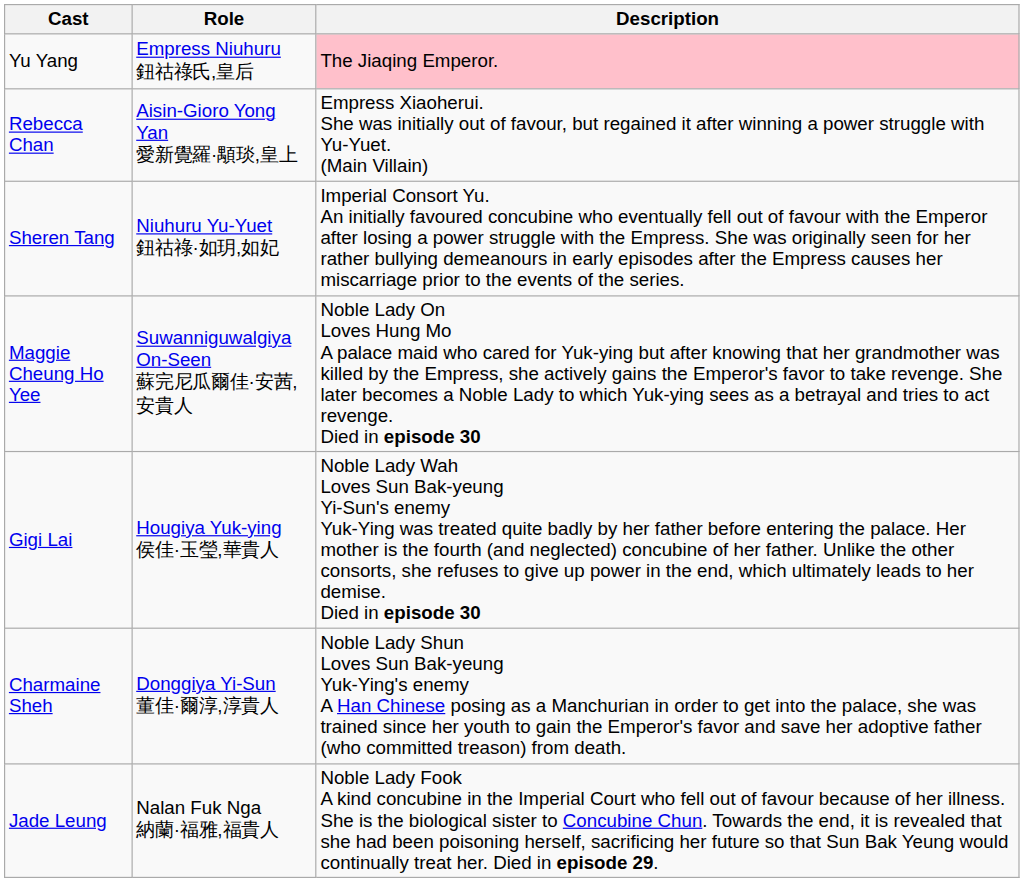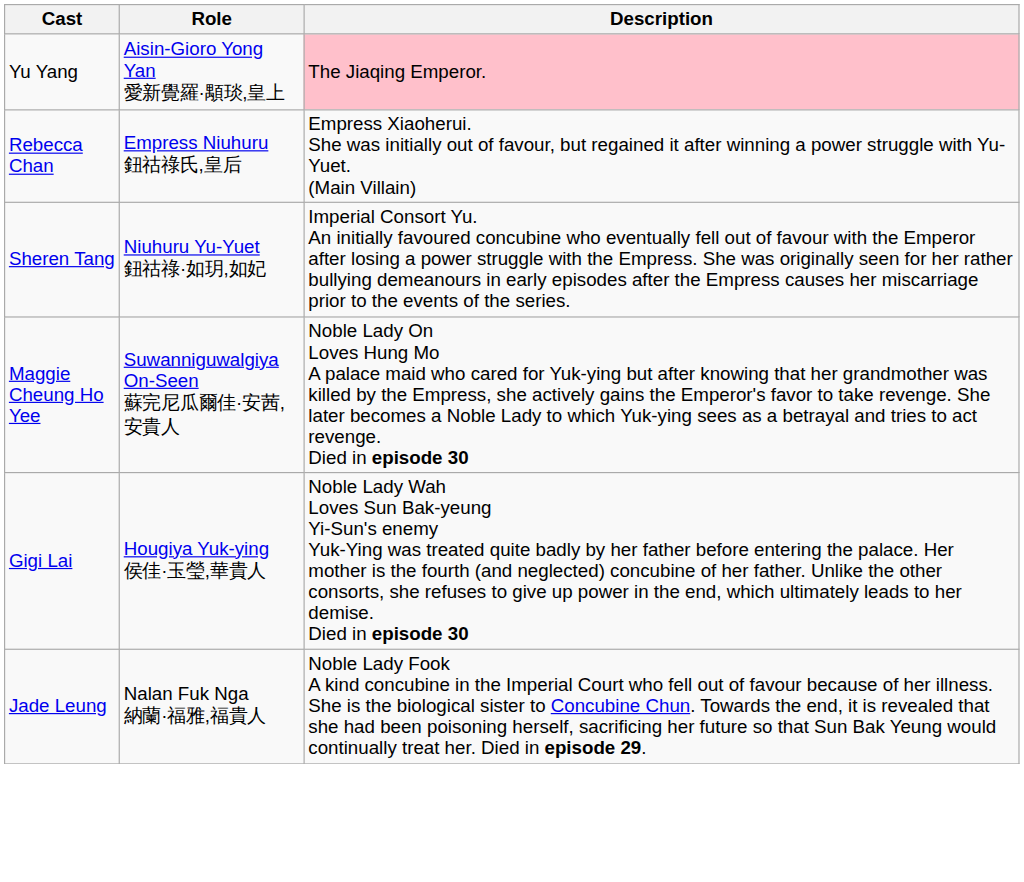(209, 60) Empress Niuhuru 鈕祜祿氏,皇后 -> (204, 70) Aisin-Gioro Yong Yan 愛新覺羅·顒琰,皇上
(217, 133) Aisin-Gioro Yong Yan 愛新覺羅·顒琰,皇上 -> (196, 154) Empress Niuhuru 鈕祜祿氏,皇后
- row: (55, 695)
